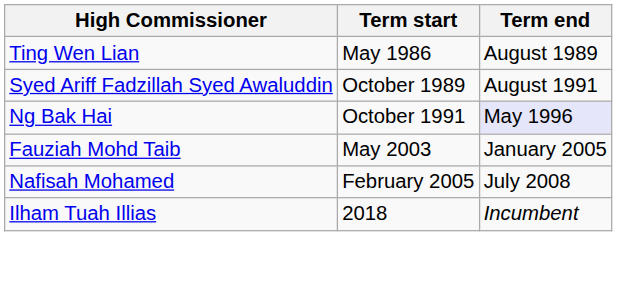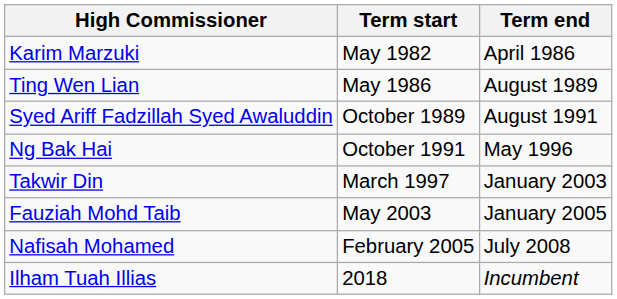+ row: (74, 52)
(528, 117) lavender background -> (528, 149) no background
+ row: (56, 181)
